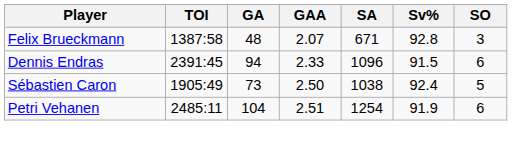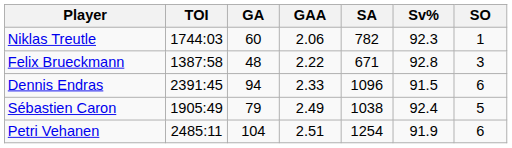+ row: (52, 39)
(310, 39) 2.07 -> (310, 62) 2.22
(253, 85) 73 -> (253, 108) 79
(310, 85) 2.50 -> (310, 108) 2.49
